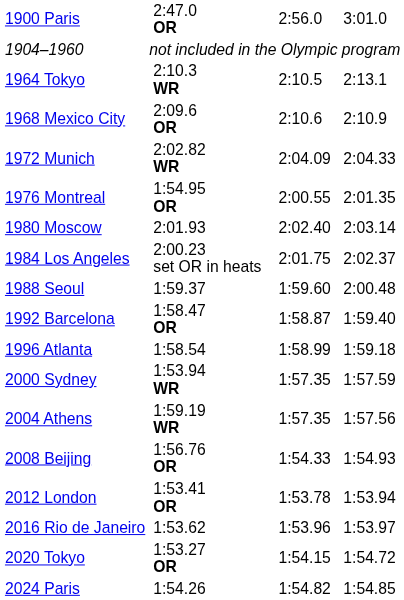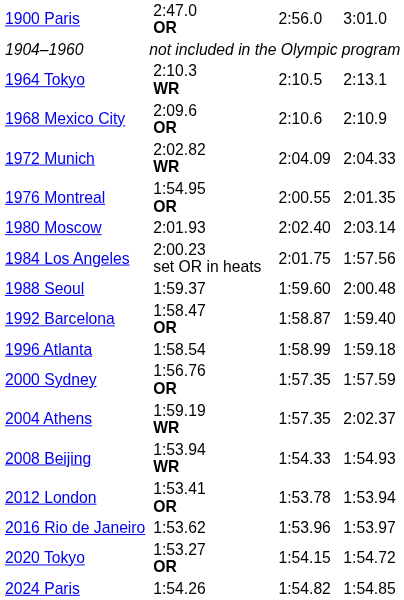(370, 258) 2:02.37 -> (370, 258) 1:57.56
(179, 380) 1:53.94 WR -> (179, 380) 1:56.76 OR
(370, 419) 1:57.56 -> (370, 419) 2:02.37
(179, 458) 1:56.76 OR -> (179, 458) 1:53.94 WR
